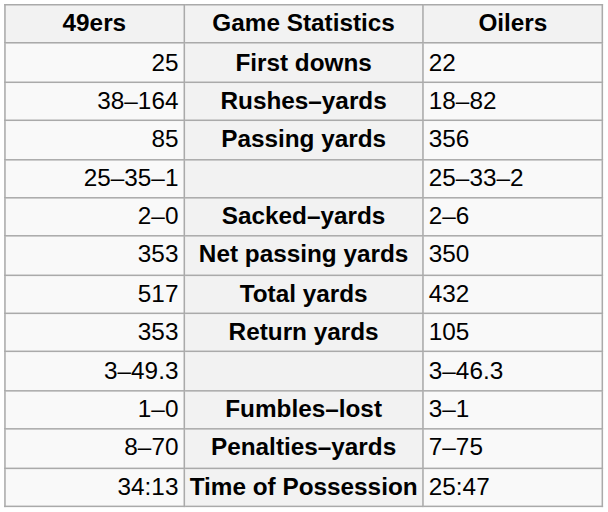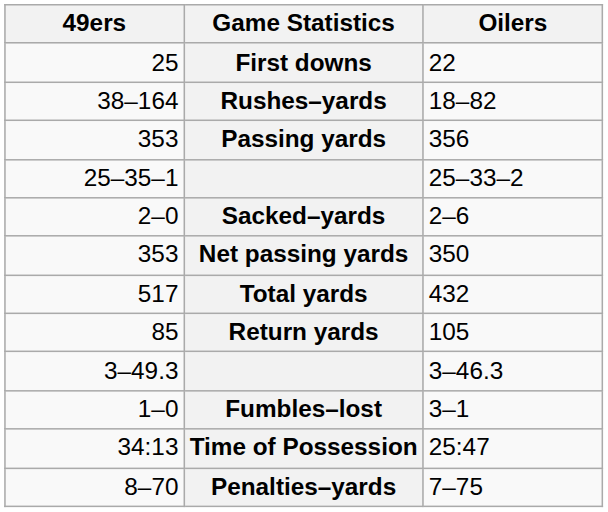(165, 139) 85 -> (158, 139) 353
(158, 332) 353 -> (165, 332) 85
rows swapped: (304, 448) <-> (304, 486)
